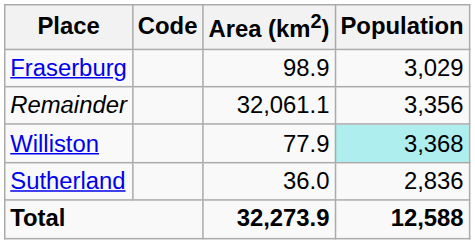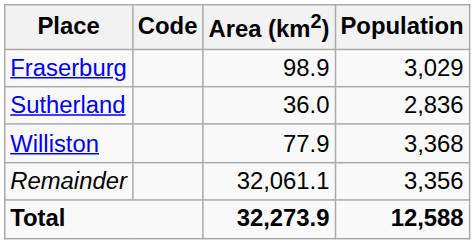rows swapped: (68, 181) <-> (69, 105)
(434, 143) paleturquoise background -> (434, 143) no background
